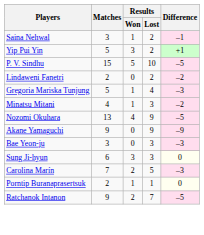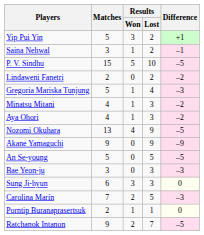rows swapped: (24, 51) <-> (28, 37)
+ row: (22, 117)
+ row: (27, 157)
